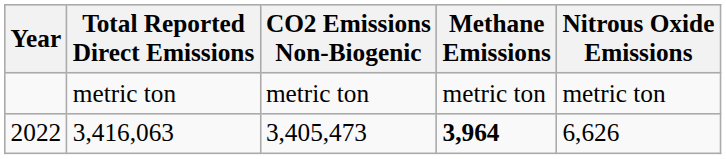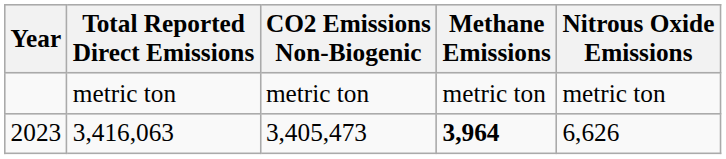(36, 133) 2022 -> (36, 133) 2023
